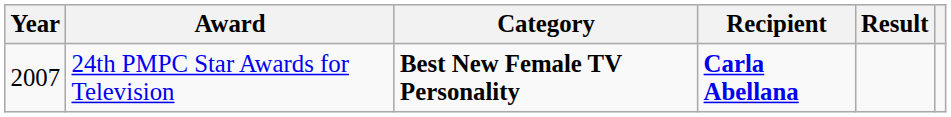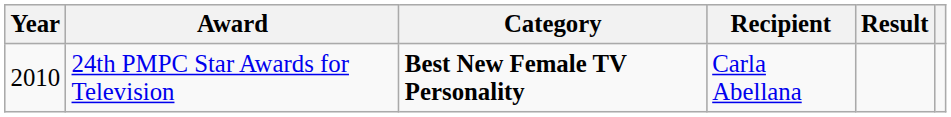(35, 77) 2007 -> (35, 77) 2010
(751, 77) bold -> (757, 77) normal
